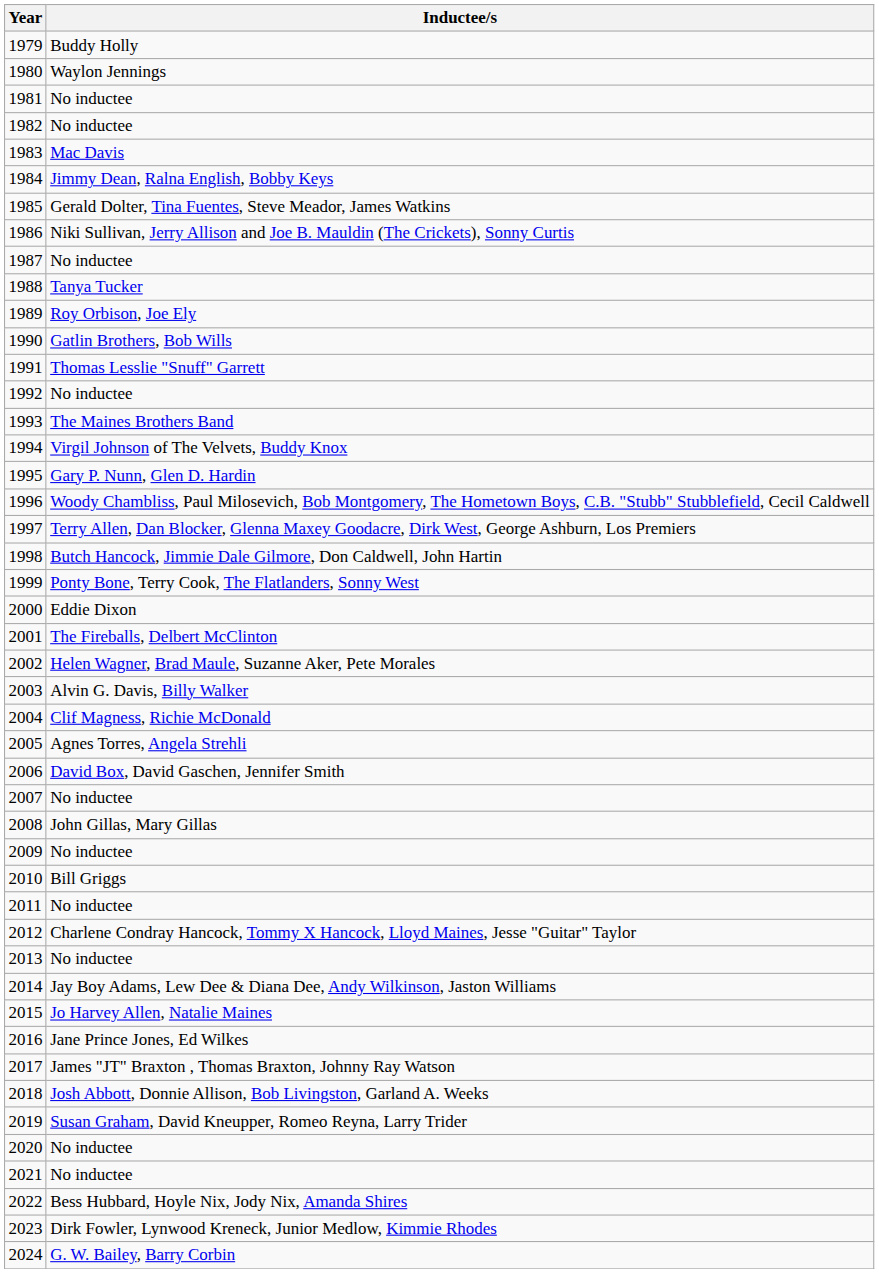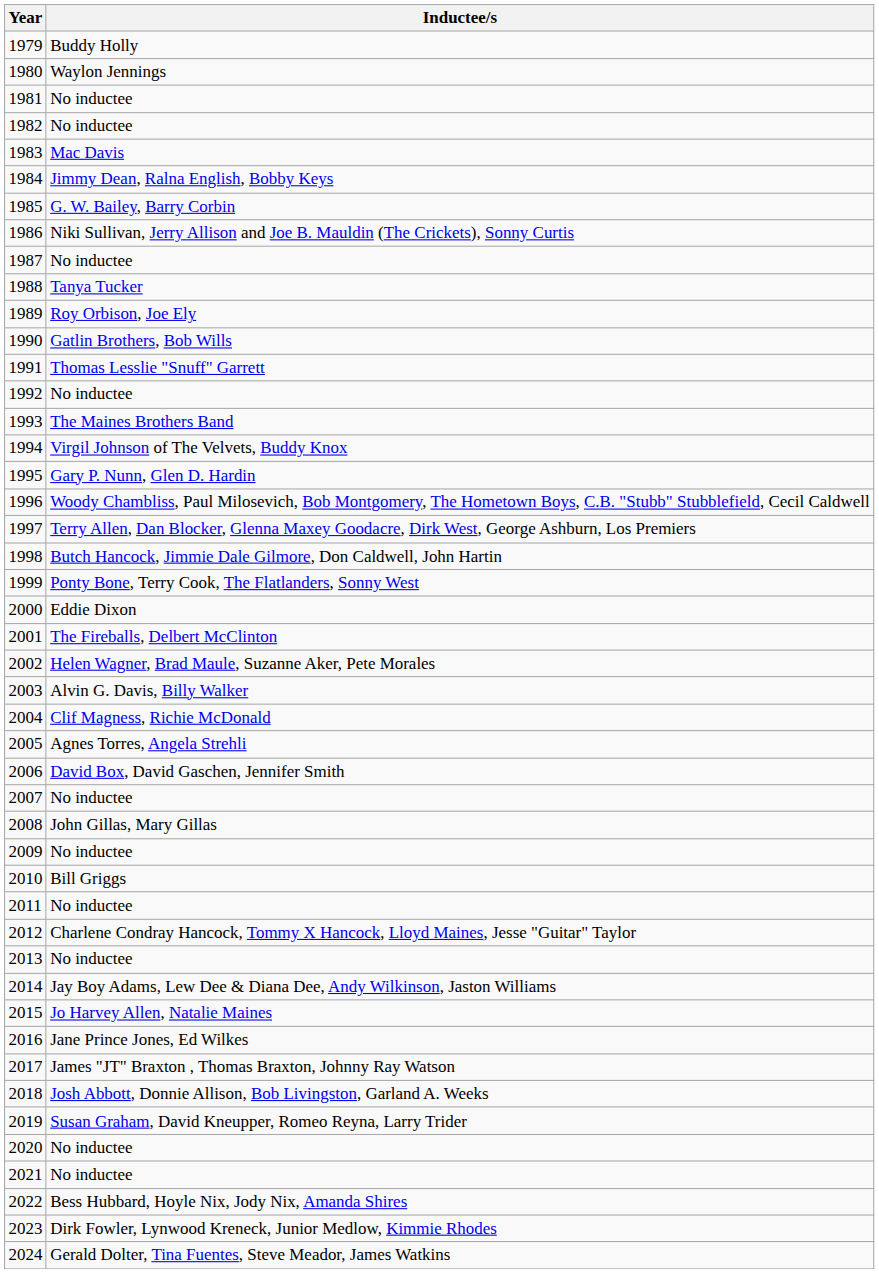(250, 206) Gerald Dolter, Tina Fuentes, Steve Meador, James Watkins -> (143, 206) G. W. Bailey, Barry Corbin
(143, 1255) G. W. Bailey, Barry Corbin -> (250, 1255) Gerald Dolter, Tina Fuentes, Steve Meador, James Watkins
